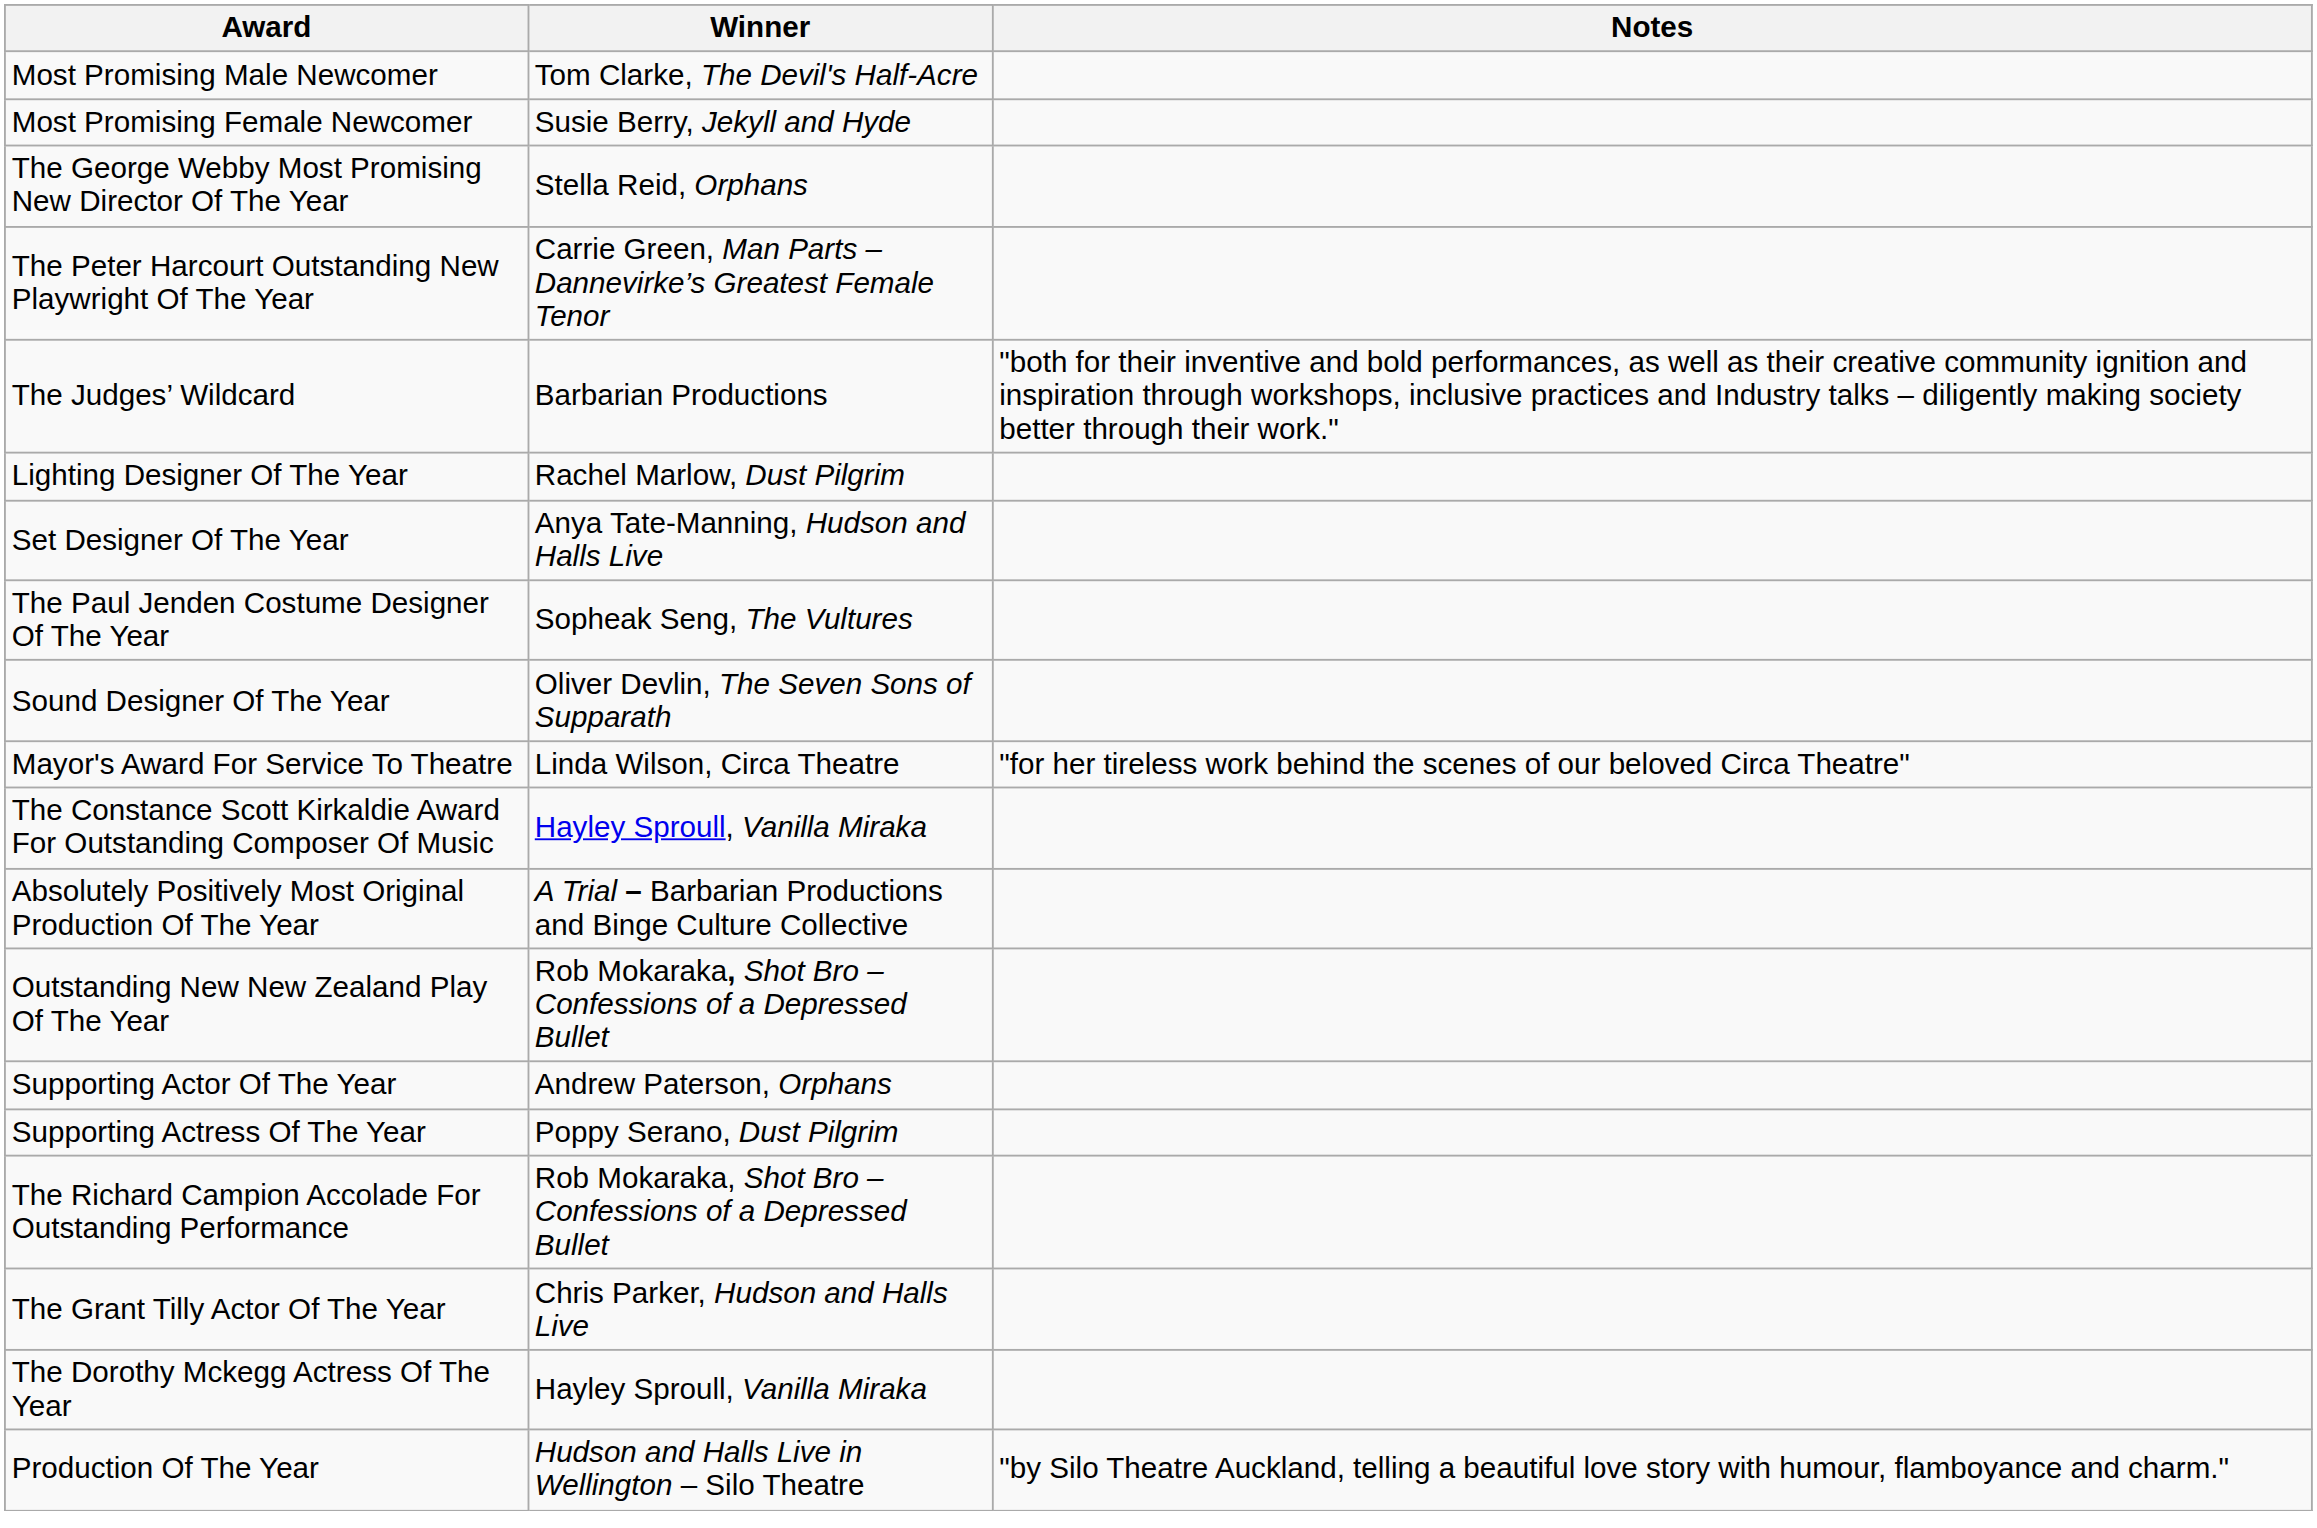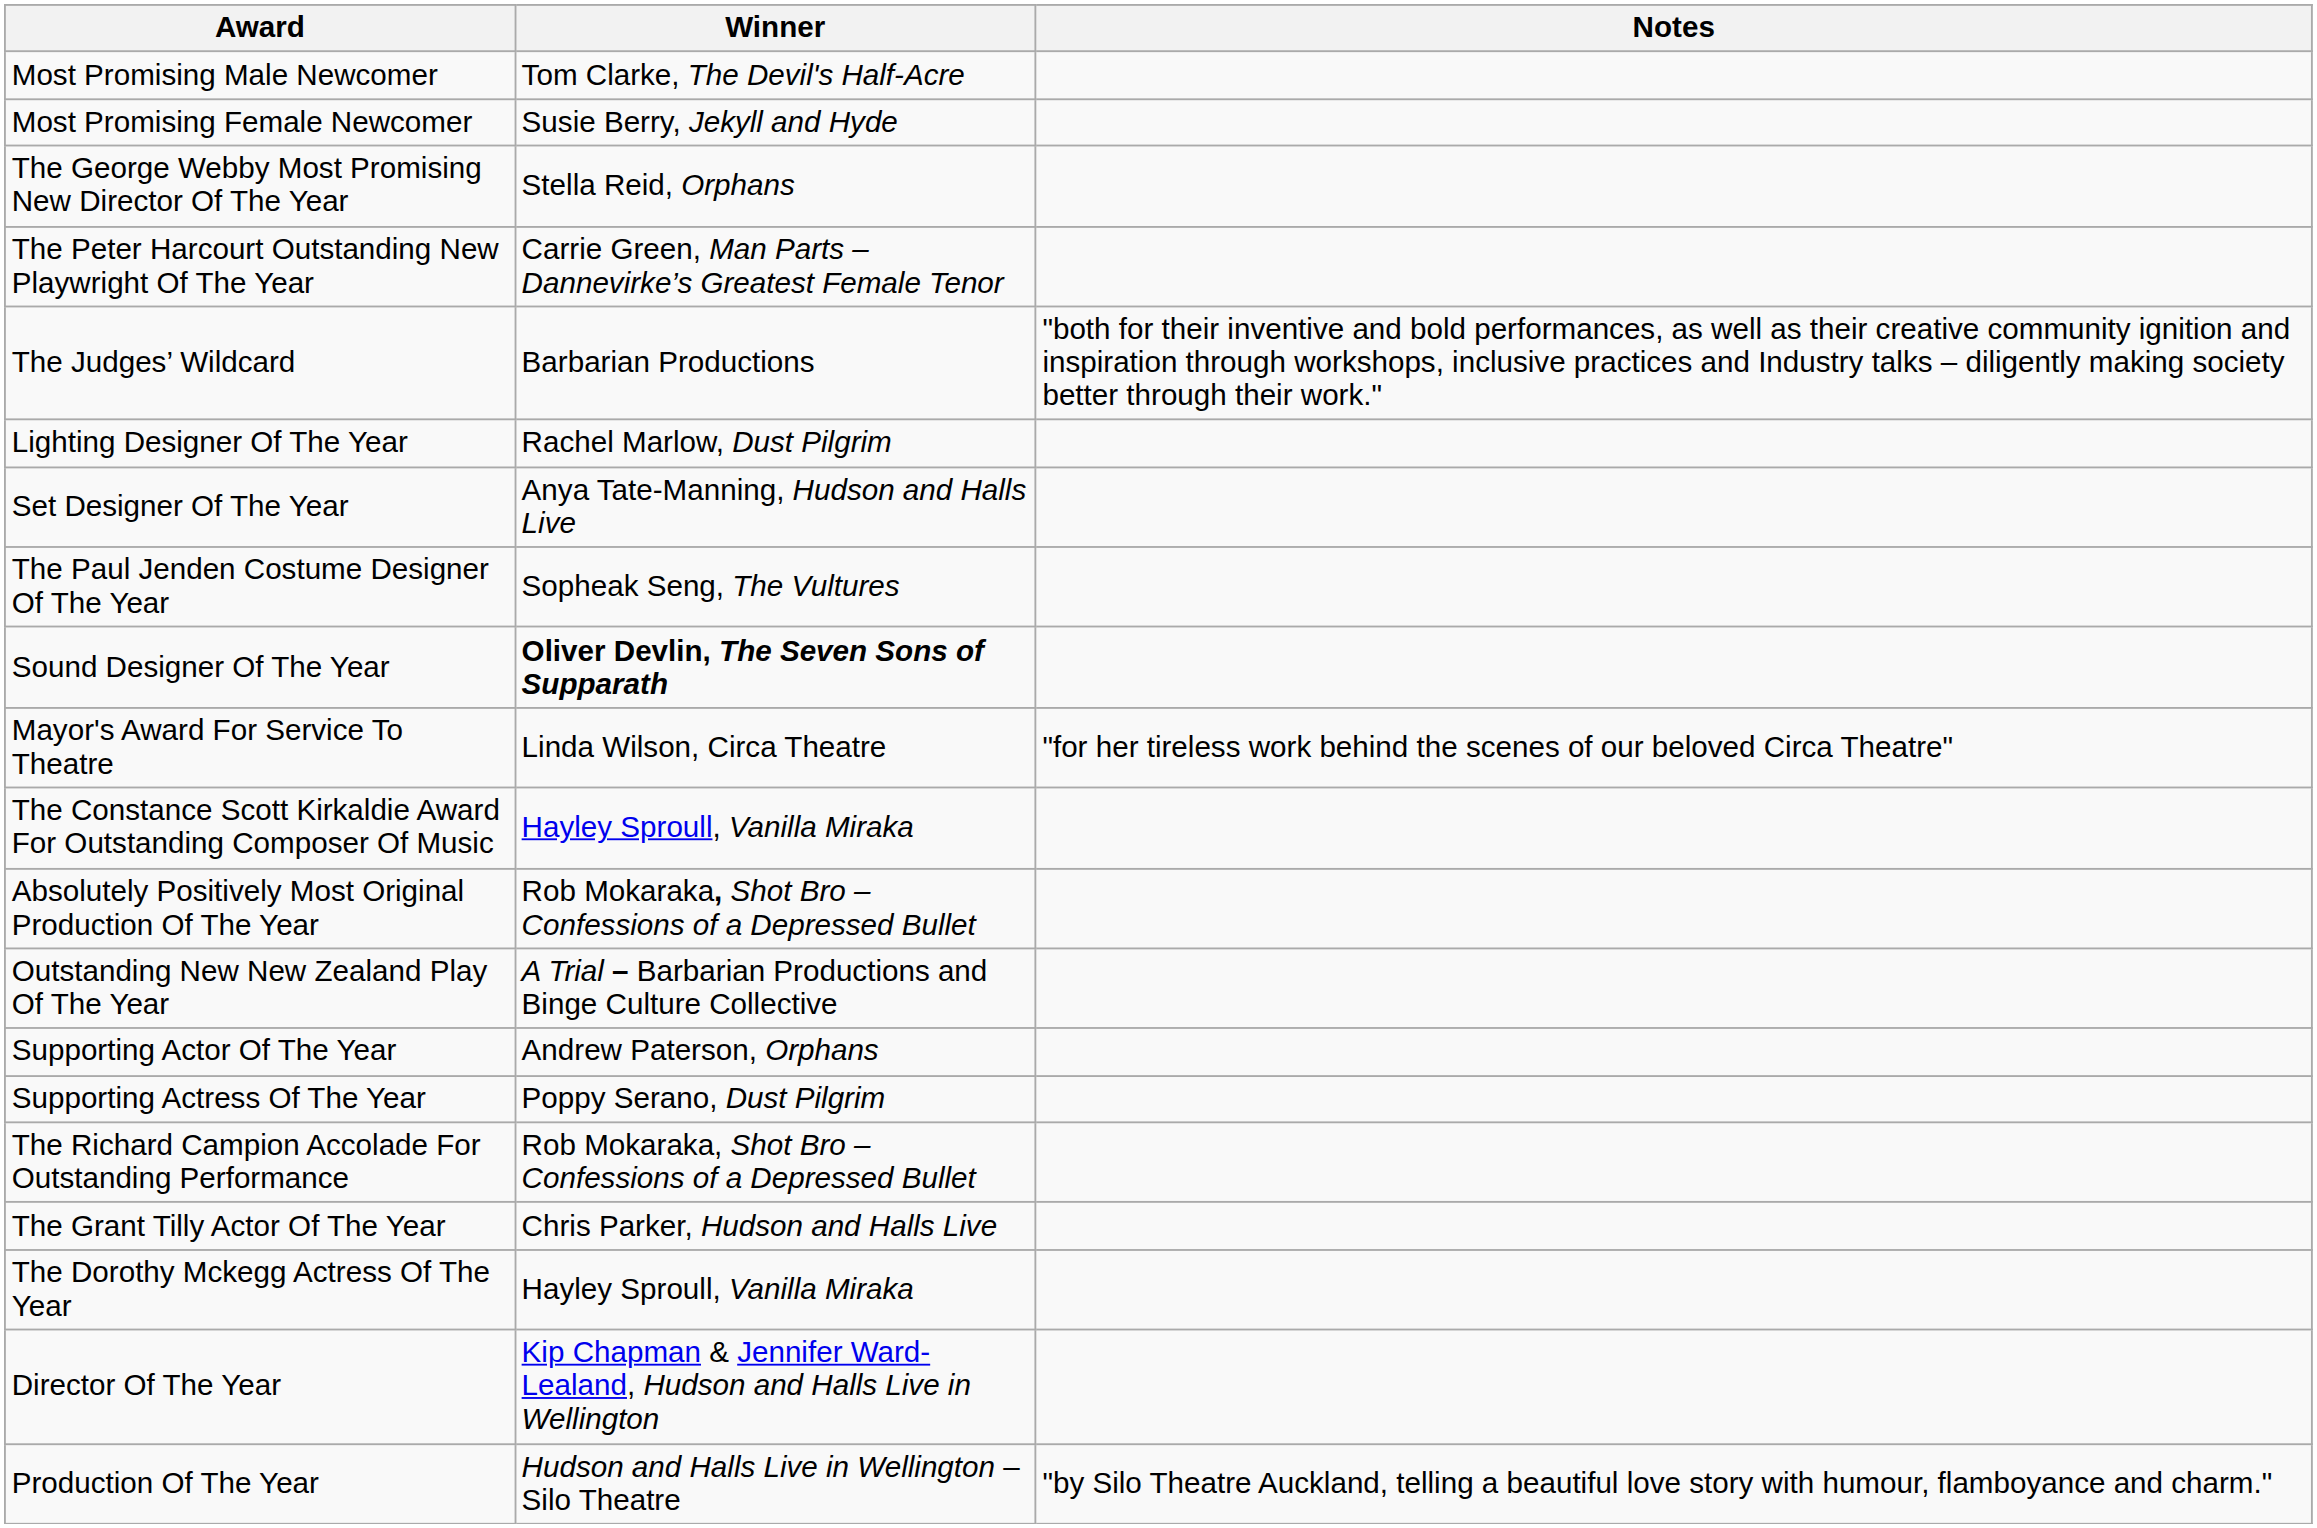(753, 700) normal -> (753, 666) bold
(739, 907) A Trial – Barbarian Productions and Binge Culture Collective -> (749, 907) Rob Mokaraka, Shot Bro – Confessions of a Depressed Bullet
(721, 1004) Rob Mokaraka, Shot Bro – Confessions of a Depressed Bullet -> (754, 987) A Trial – Barbarian Productions and Binge Culture Collective
+ row: (146, 1386)
